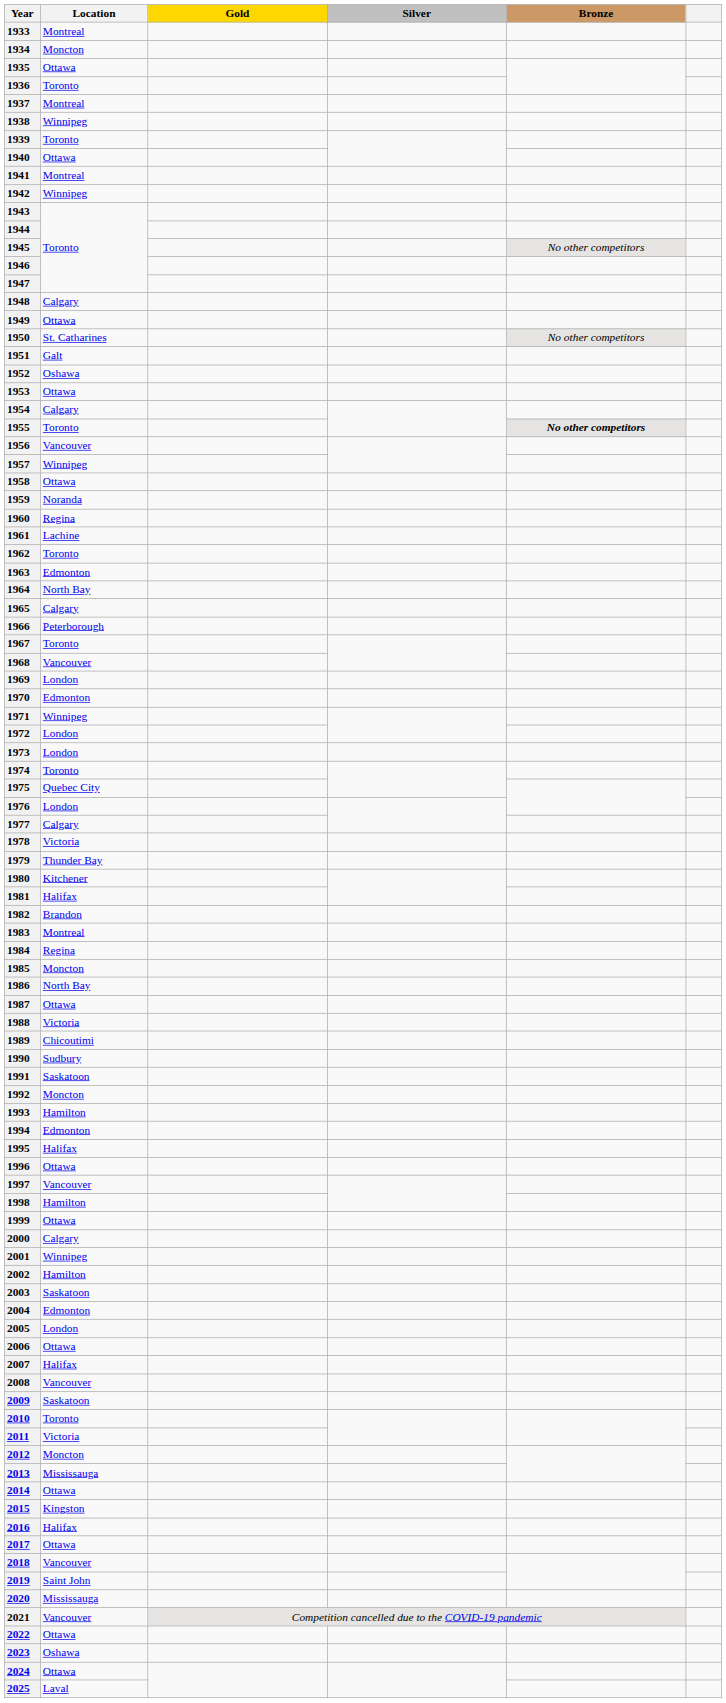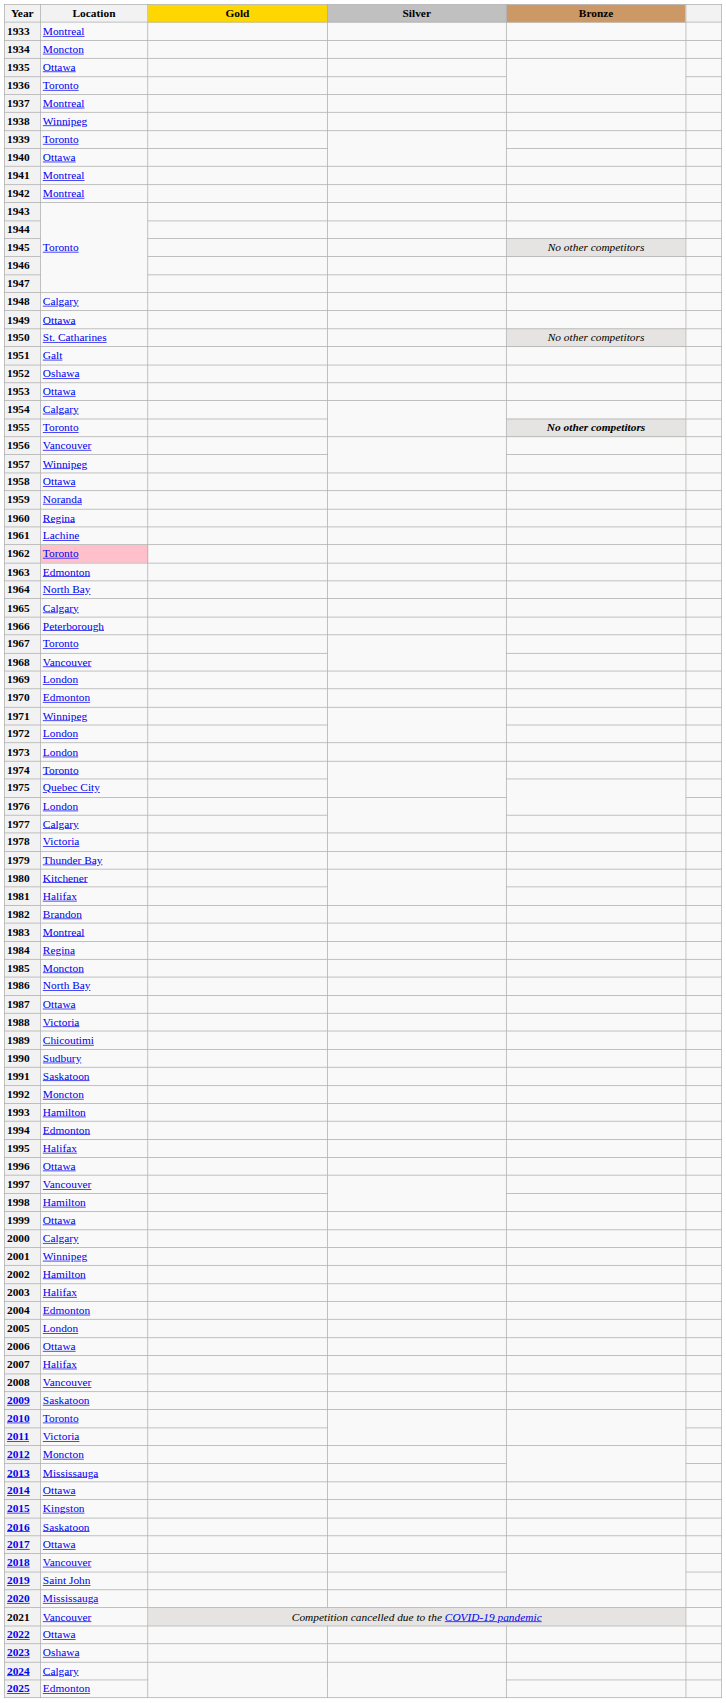(65, 193) Winnipeg -> (64, 193) Montreal
(61, 553) no background -> (61, 553) pink background
(66, 1292) Saskatoon -> (60, 1292) Halifax
(60, 1526) Halifax -> (66, 1526) Saskatoon
(59, 1671) Ottawa -> (61, 1671) Calgary
(56, 1689) Laval -> (66, 1689) Edmonton
